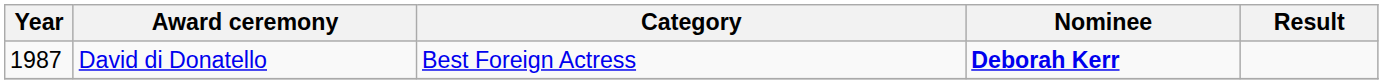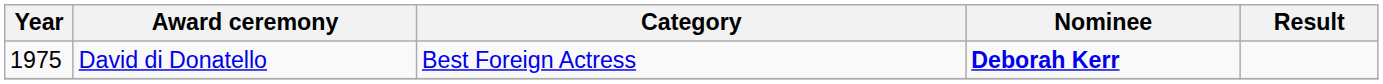(36, 59) 1987 -> (36, 59) 1975
